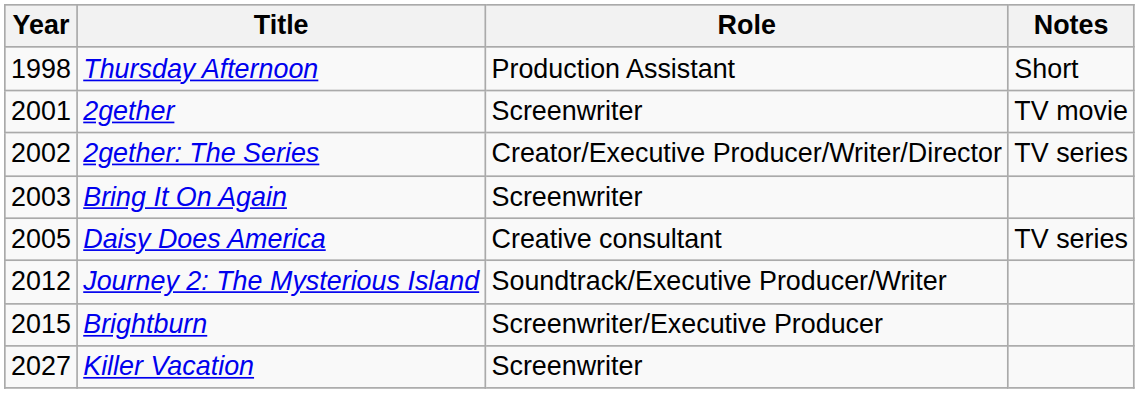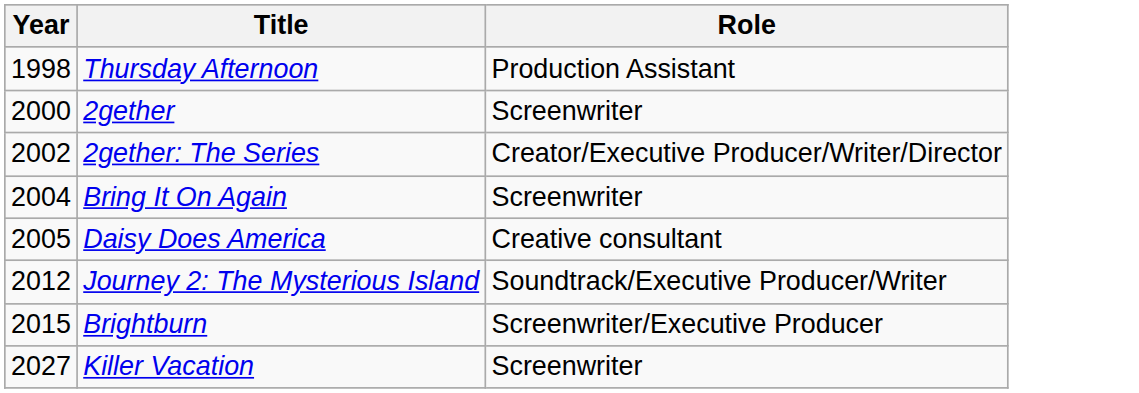- column: (1071, 25)
(41, 111) 2001 -> (41, 111) 2000
(41, 196) 2003 -> (41, 196) 2004
